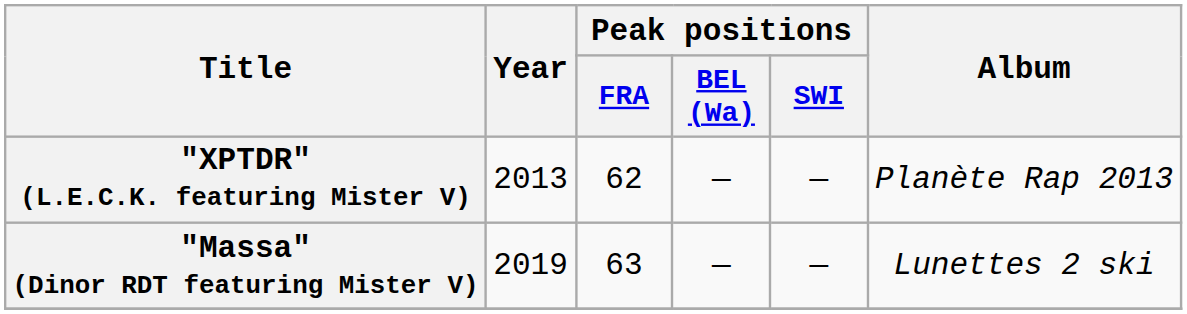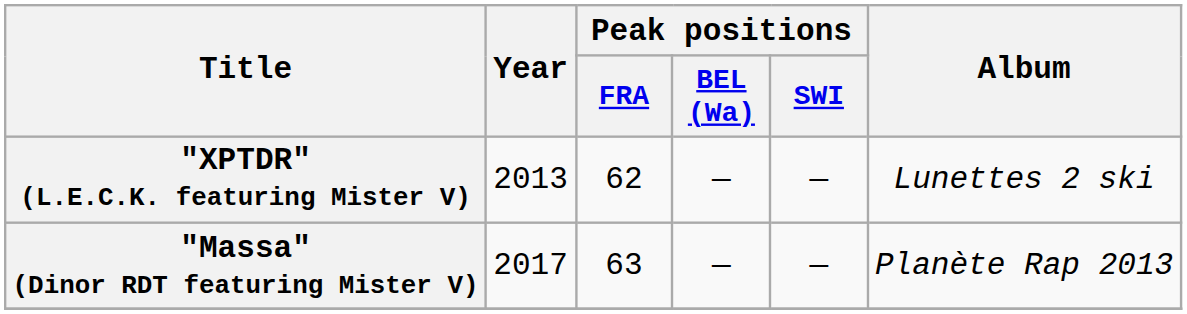(1024, 180) Planète Rap 2013 -> (1024, 180) Lunettes 2 ski
(531, 266) 2019 -> (531, 266) 2017
(1024, 266) Lunettes 2 ski -> (1024, 266) Planète Rap 2013
